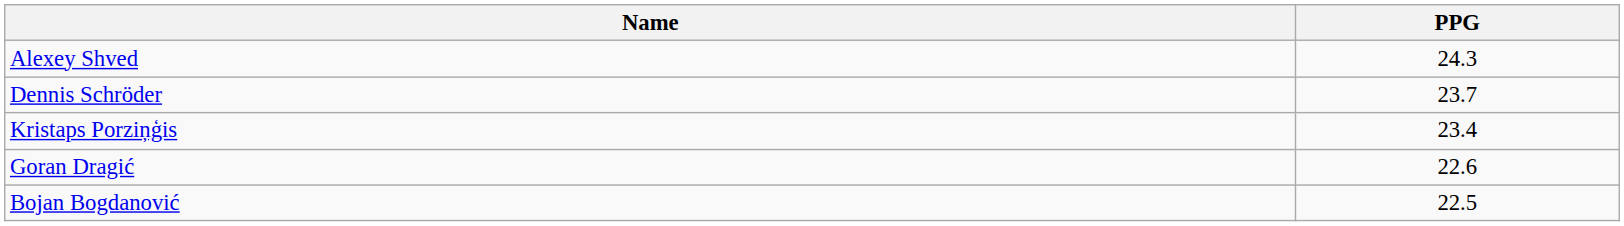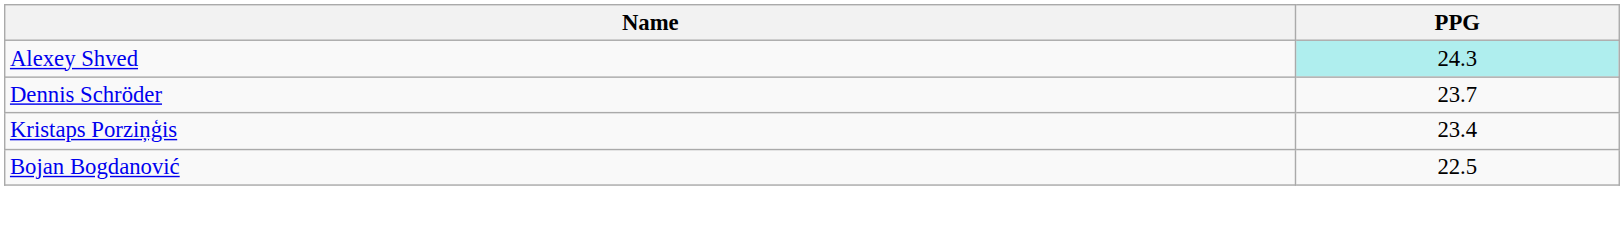(1457, 58) no background -> (1457, 58) paleturquoise background
- row: (72, 166)
